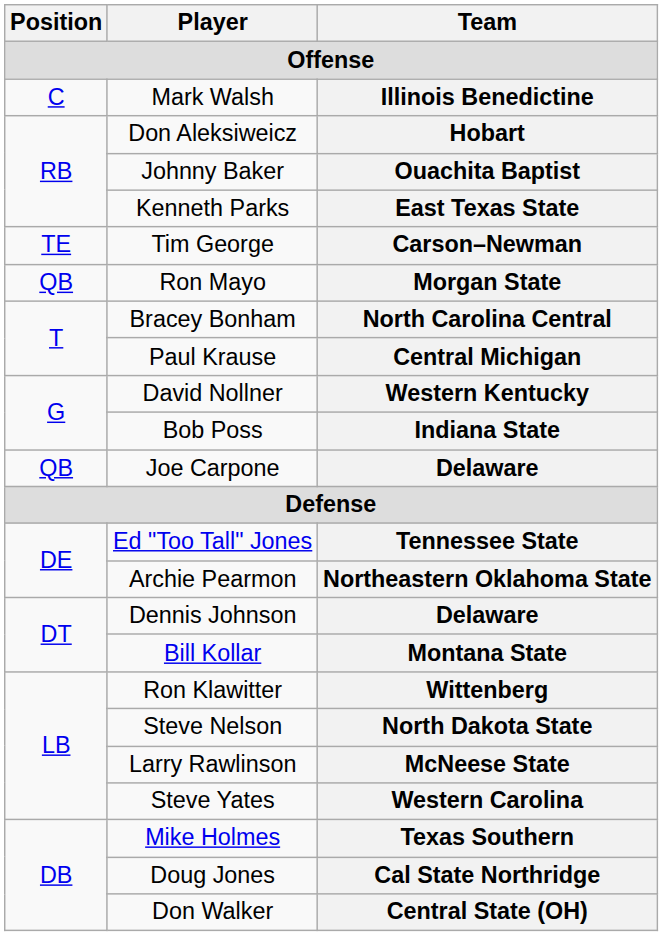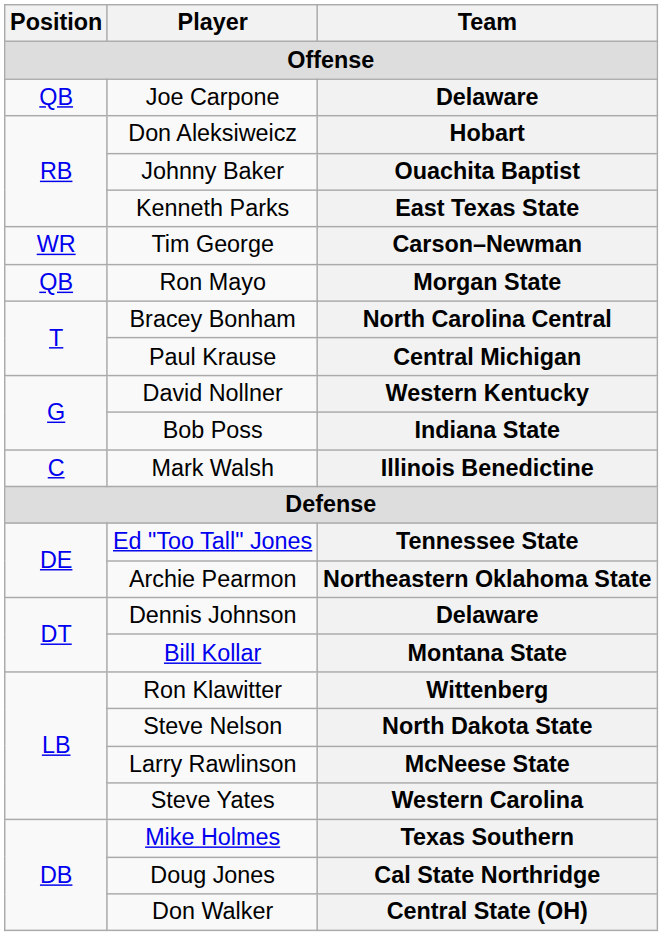rows swapped: (213, 467) <-> (213, 97)
(56, 245) TE -> (56, 245) WR
